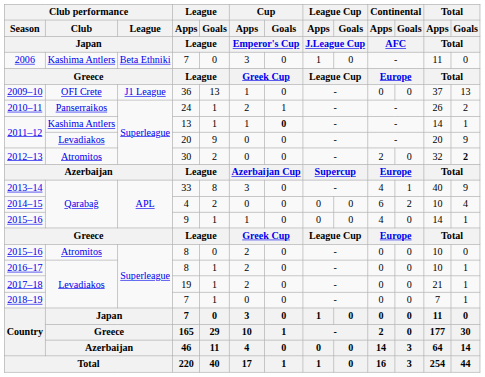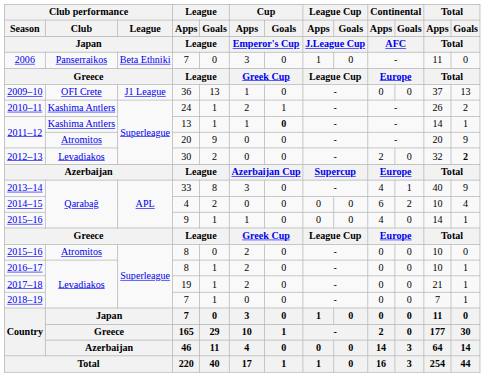(81, 60) Kashima Antlers -> (81, 60) Panserraikos
(81, 108) Panserraikos -> (81, 108) Kashima Antlers
(81, 140) Levadiakos -> (81, 140) Atromitos
(81, 156) Atromitos -> (81, 156) Levadiakos
